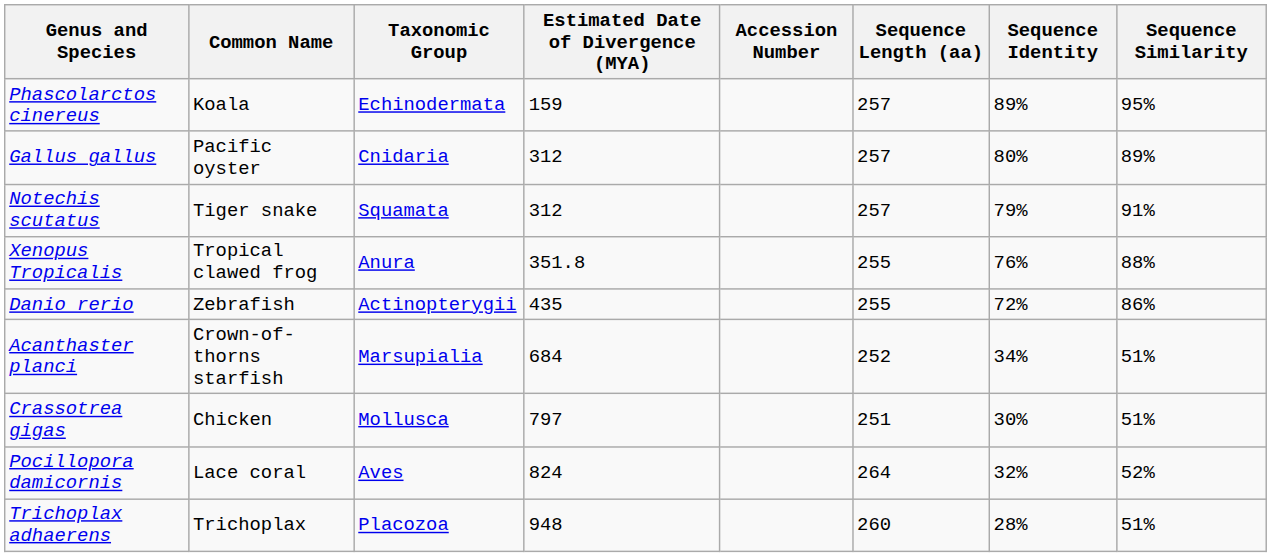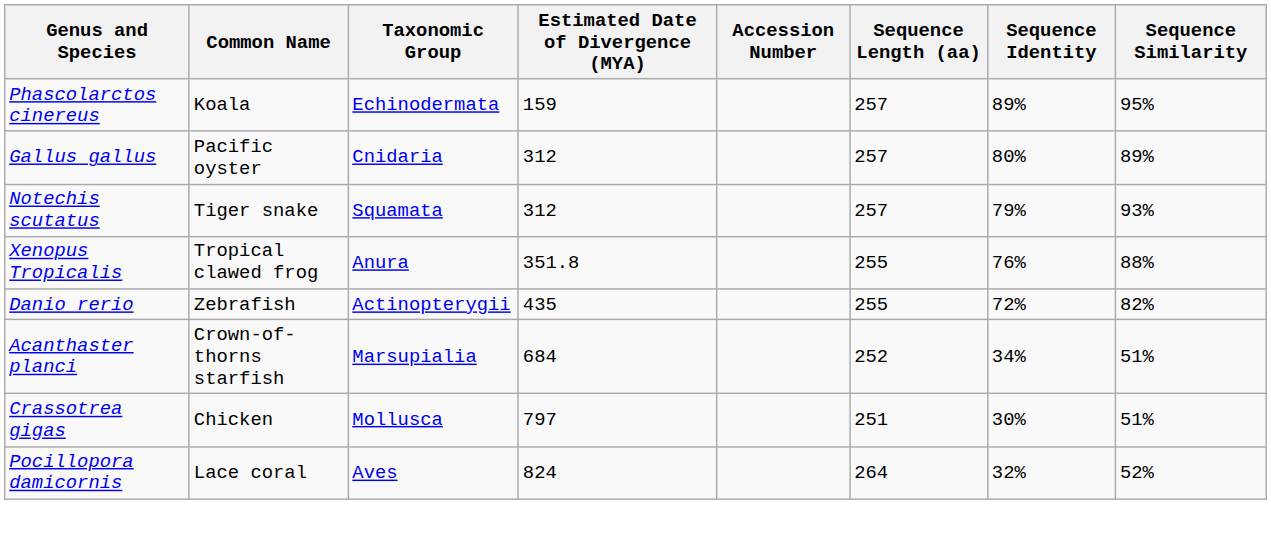(1138, 210) 91% -> (1137, 210) 93%
(1138, 304) 86% -> (1137, 304) 82%
- row: (66, 525)
